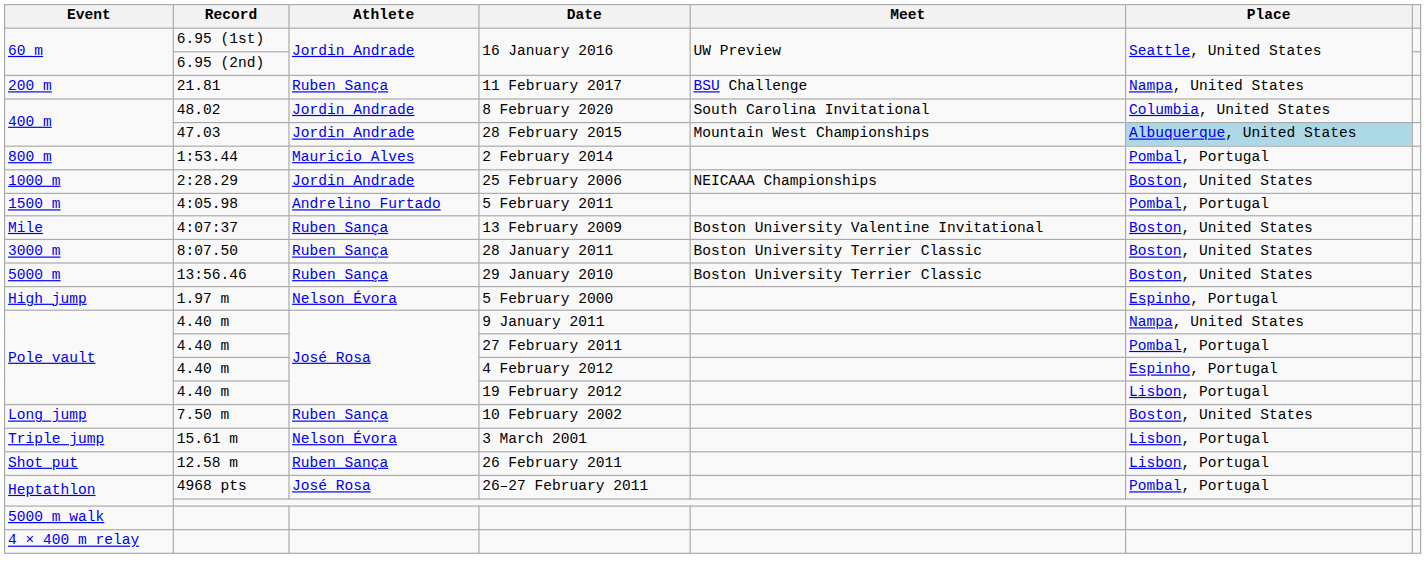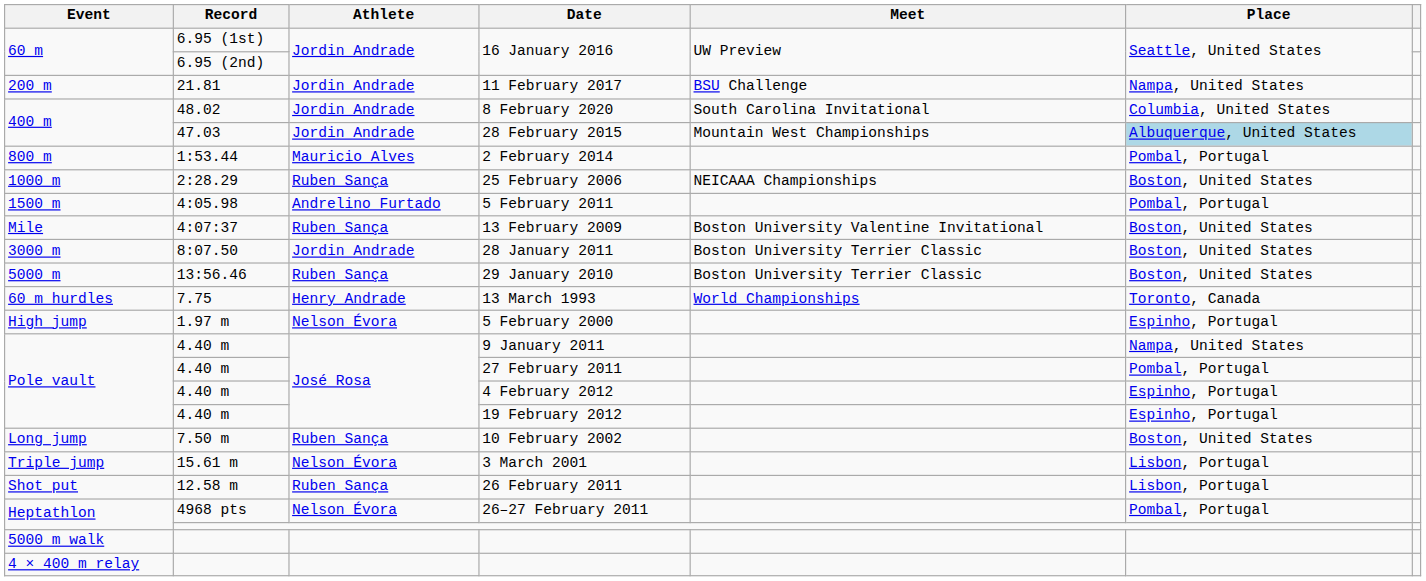(340, 87) Ruben Sança -> (353, 87) Jordin Andrade
(353, 181) Jordin Andrade -> (340, 181) Ruben Sança
(340, 252) Ruben Sança -> (353, 252) Jordin Andrade
+ row: (61, 299)
(1199, 393) Lisbon, Portugal -> (1203, 417) Espinho, Portugal
(331, 487) José Rosa -> (345, 511) Nelson Évora
